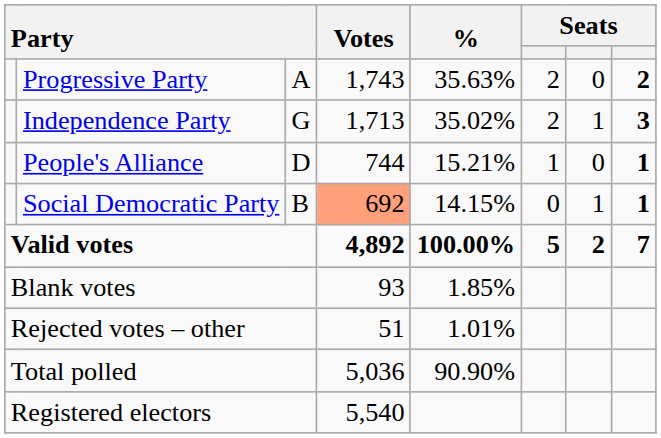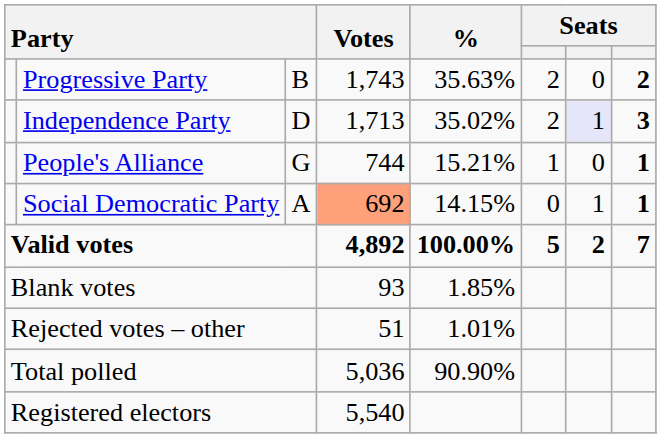(301, 79) A -> (300, 79) B
(301, 120) G -> (301, 120) D
(598, 120) no background -> (598, 120) lavender background
(301, 162) D -> (301, 162) G
(300, 203) B -> (301, 203) A
